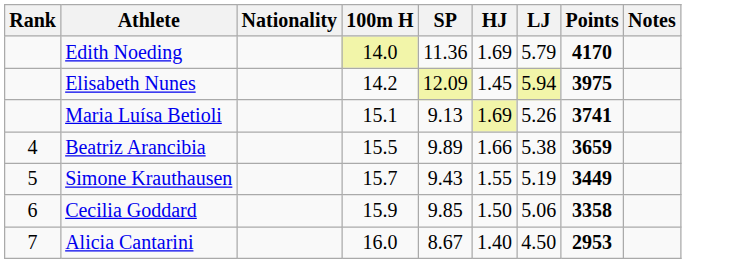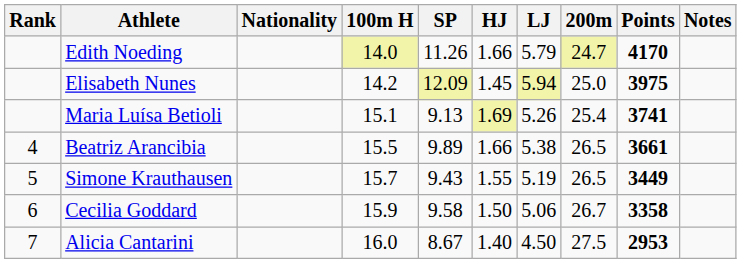+ column: (589, 20)
(445, 52) 11.36 -> (445, 52) 11.26
(495, 52) 1.69 -> (495, 52) 1.66
(592, 147) 3659 -> (648, 147) 3661
(445, 210) 9.85 -> (445, 210) 9.58
